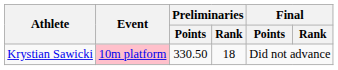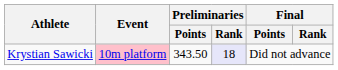(190, 54) 330.50 -> (190, 54) 343.50
(229, 54) no background -> (229, 54) lavender background
